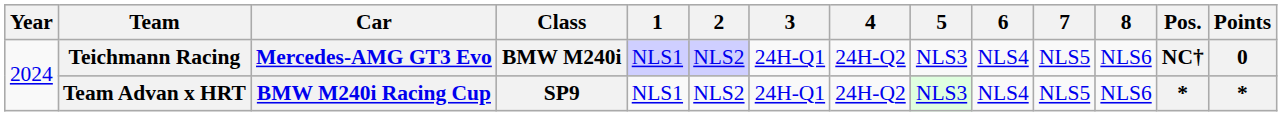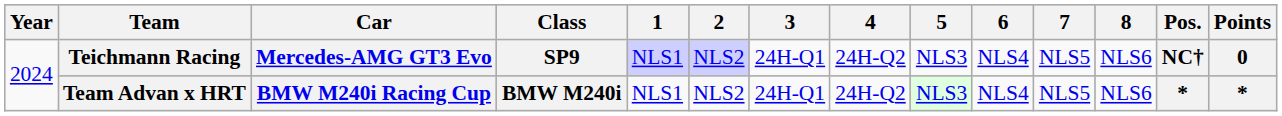(562, 57) BMW M240i -> (562, 57) SP9
(562, 92) SP9 -> (562, 92) BMW M240i
